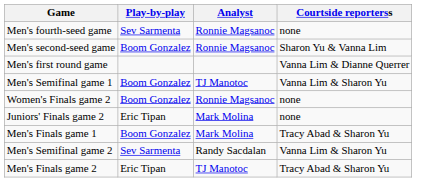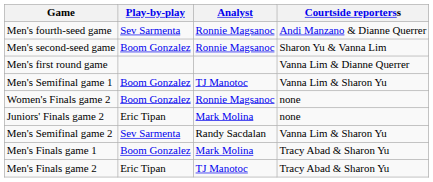(290, 30) none -> (353, 30) Andi Manzano & Dianne Querrer
rows swapped: (60, 151) <-> (52, 133)
